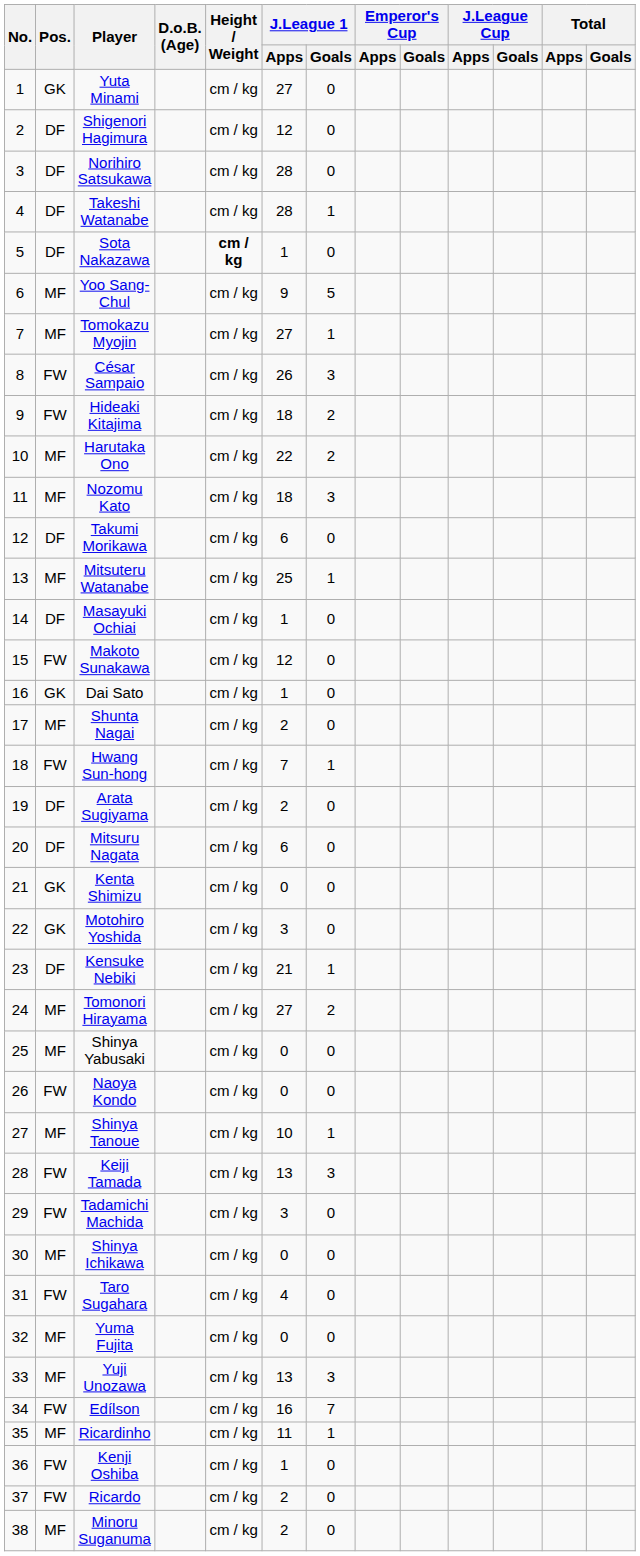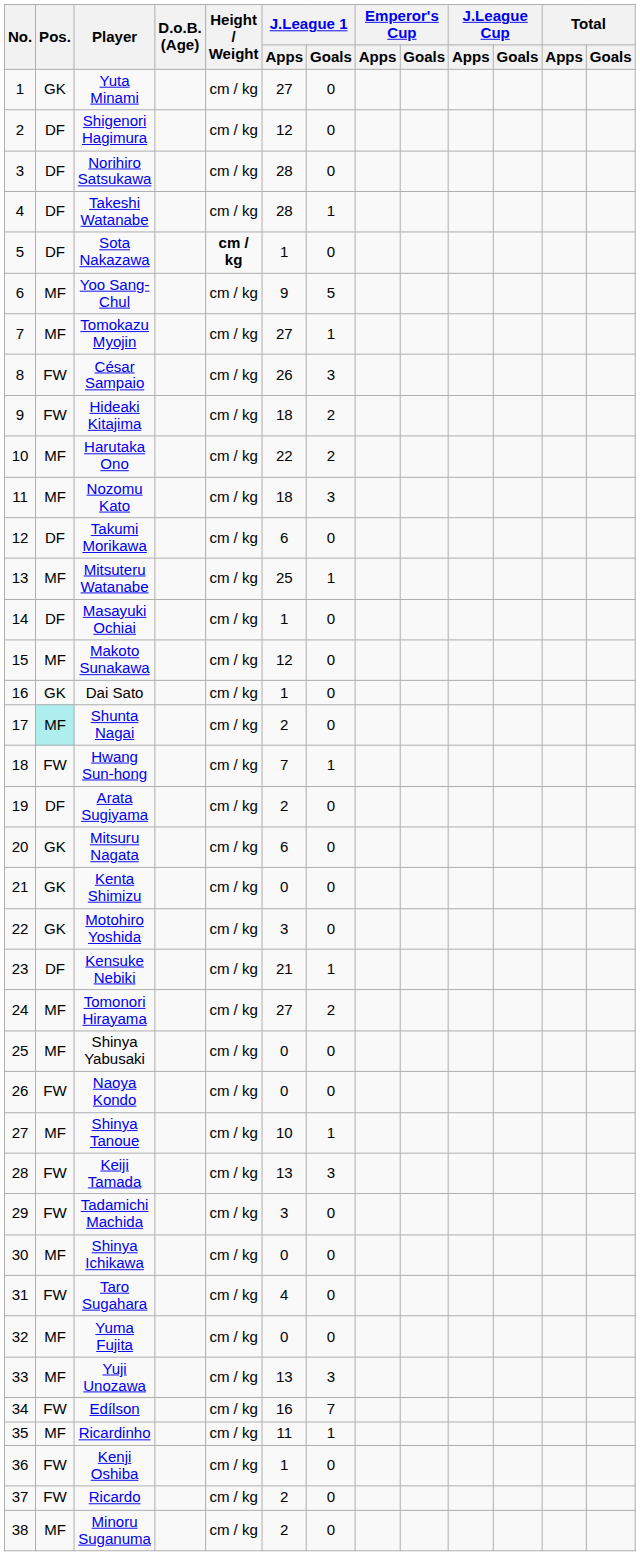(55, 660) FW -> (55, 660) MF
(55, 724) no background -> (55, 724) paleturquoise background
(55, 847) DF -> (55, 847) GK
